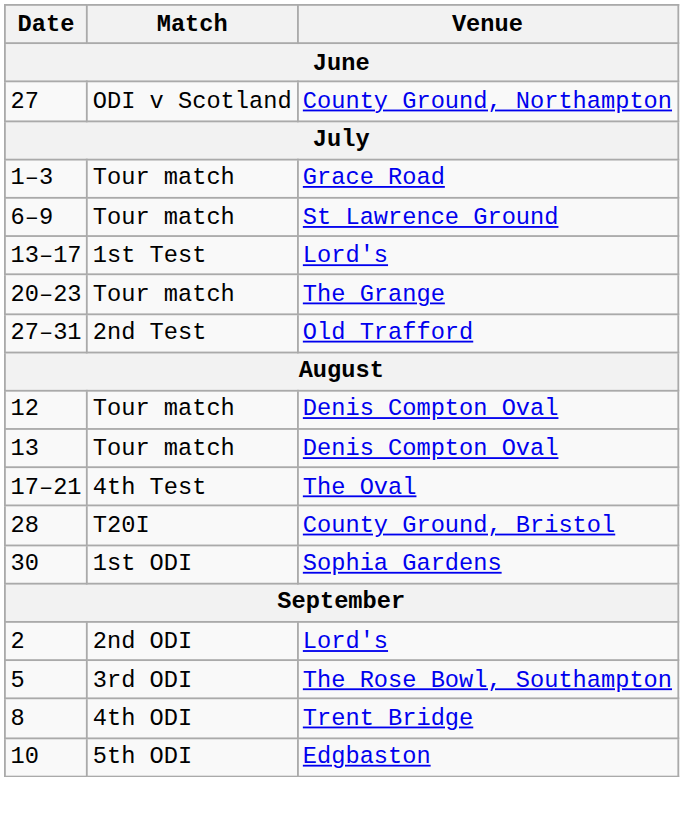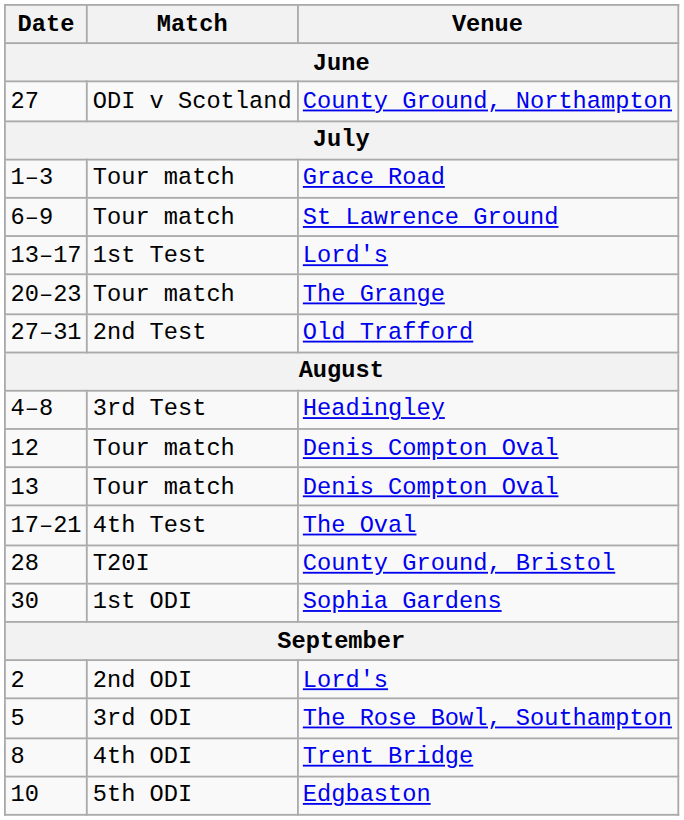+ row: (32, 410)
